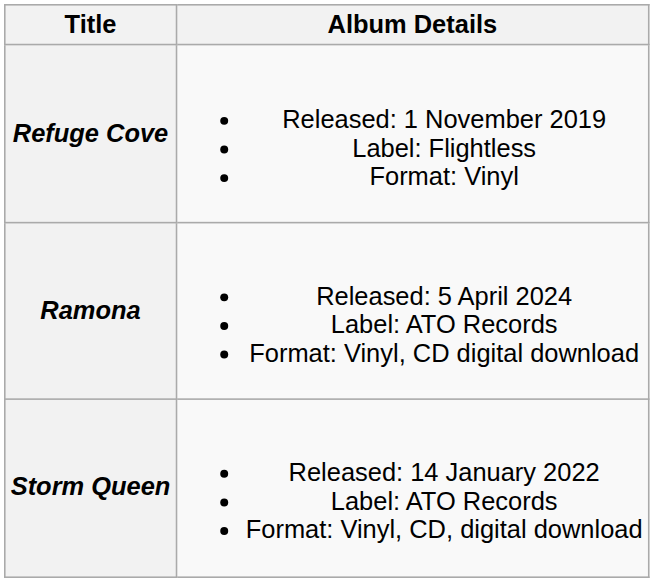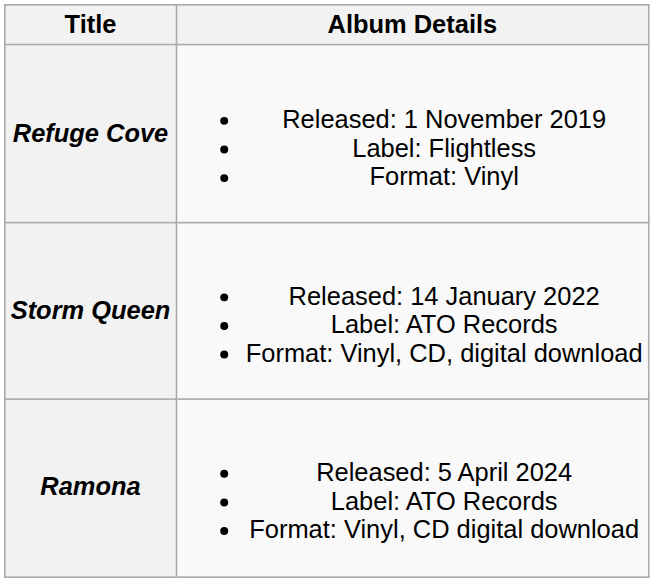rows swapped: (91, 487) <-> (91, 310)
